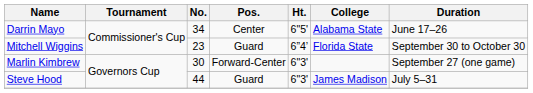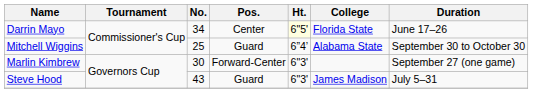(299, 29) no background -> (299, 29) lightyellow background
(348, 29) Alabama State -> (343, 29) Florida State
(198, 46) 23 -> (198, 46) 25
(343, 46) Florida State -> (348, 46) Alabama State
(198, 79) 44 -> (198, 79) 43
